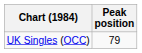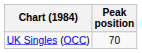(114, 40) 79 -> (114, 40) 70
